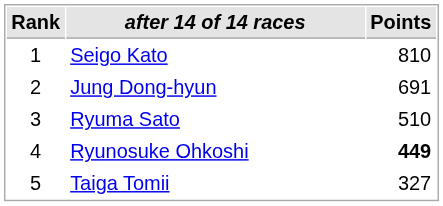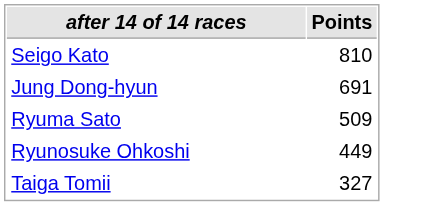- column: (36, 22)
(415, 119) 510 -> (356, 119) 509
(415, 151) bold -> (356, 151) normal
